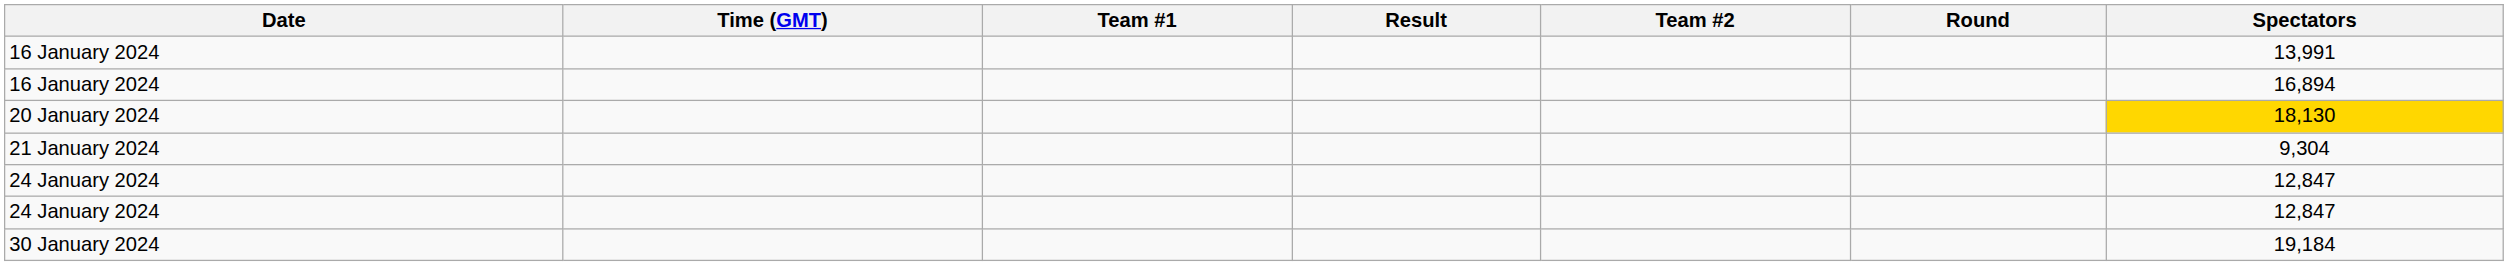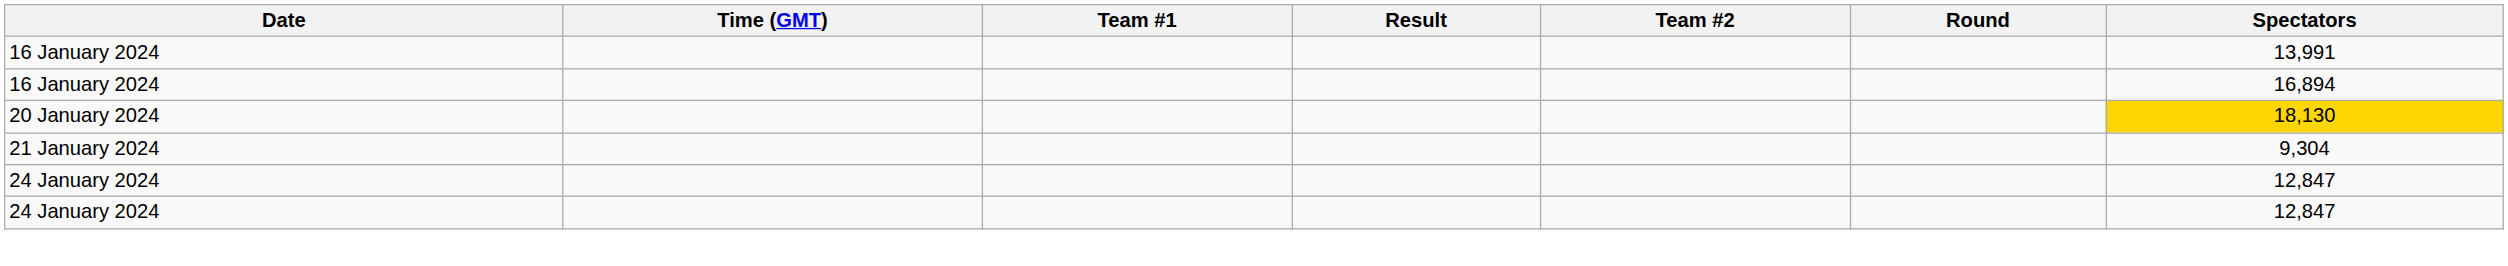- row: (84, 244)
